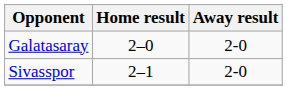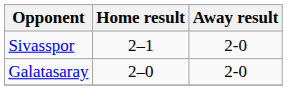rows swapped: (48, 44) <-> (41, 71)
